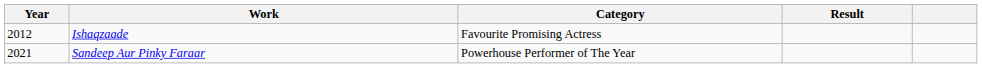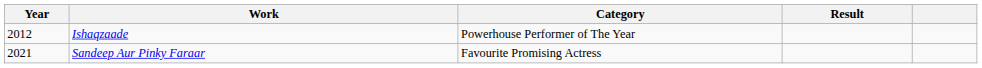(531, 33) Favourite Promising Actress -> (548, 33) Powerhouse Performer of The Year
(548, 53) Powerhouse Performer of The Year -> (531, 53) Favourite Promising Actress
